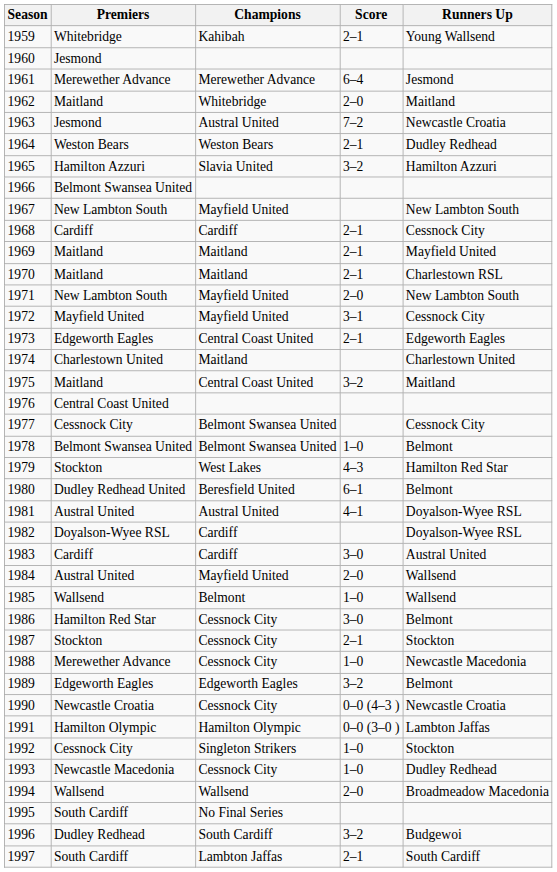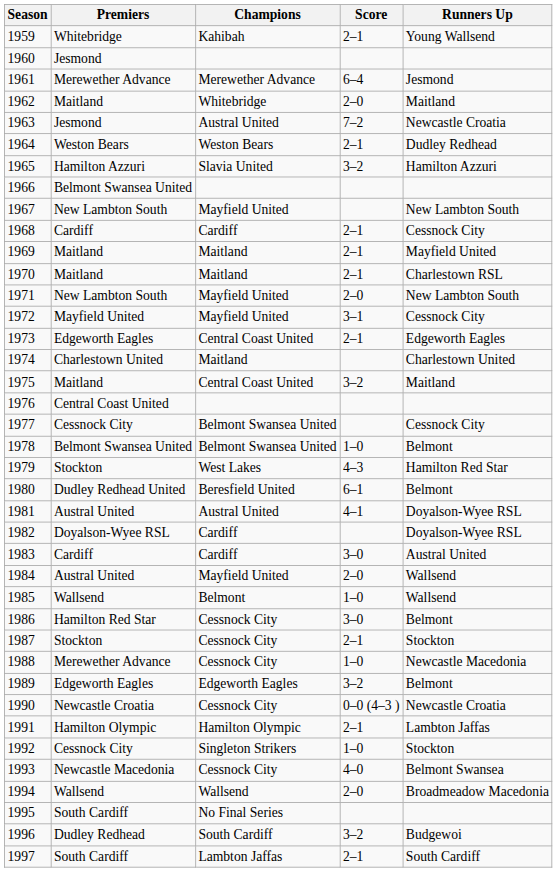(371, 727) 0–0 (3–0 ) -> (353, 727) 2–1
(353, 770) 1–0 -> (353, 770) 4–0
(451, 770) Dudley Redhead -> (455, 770) Belmont Swansea
